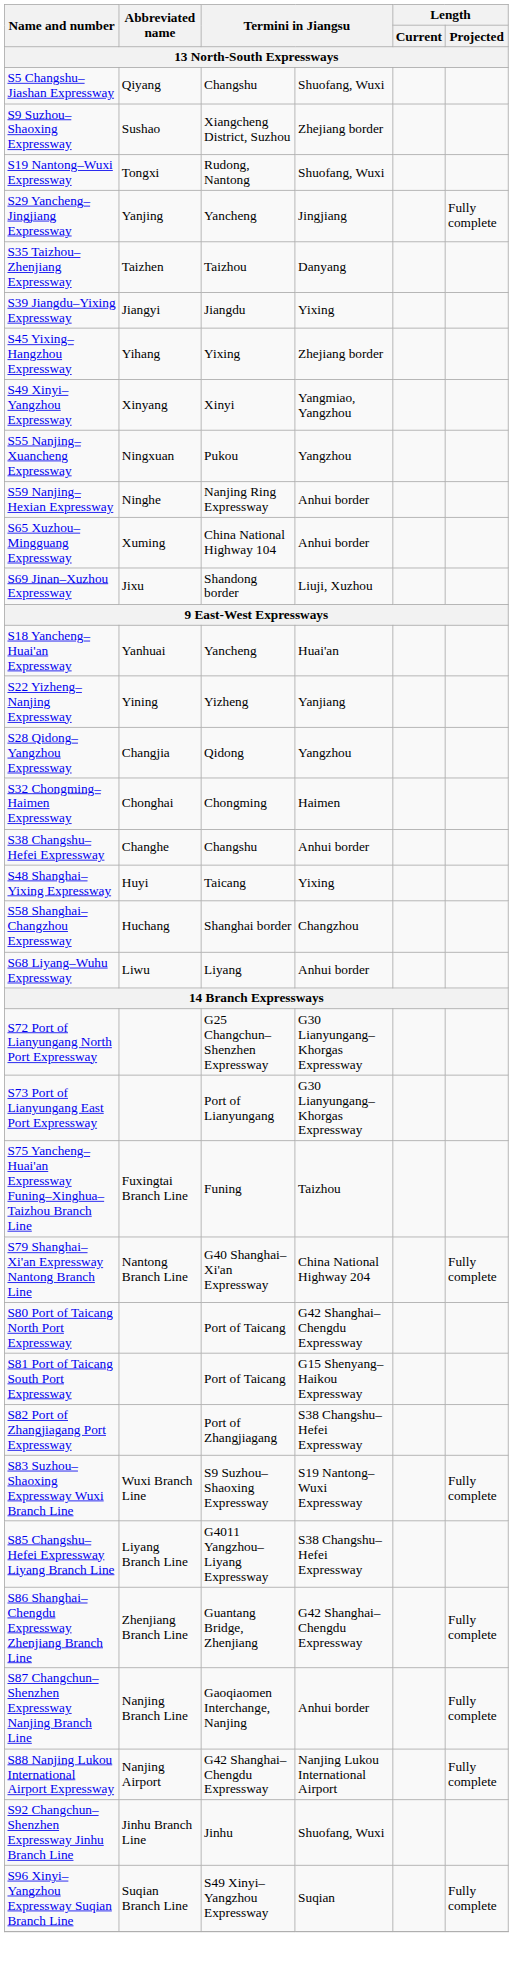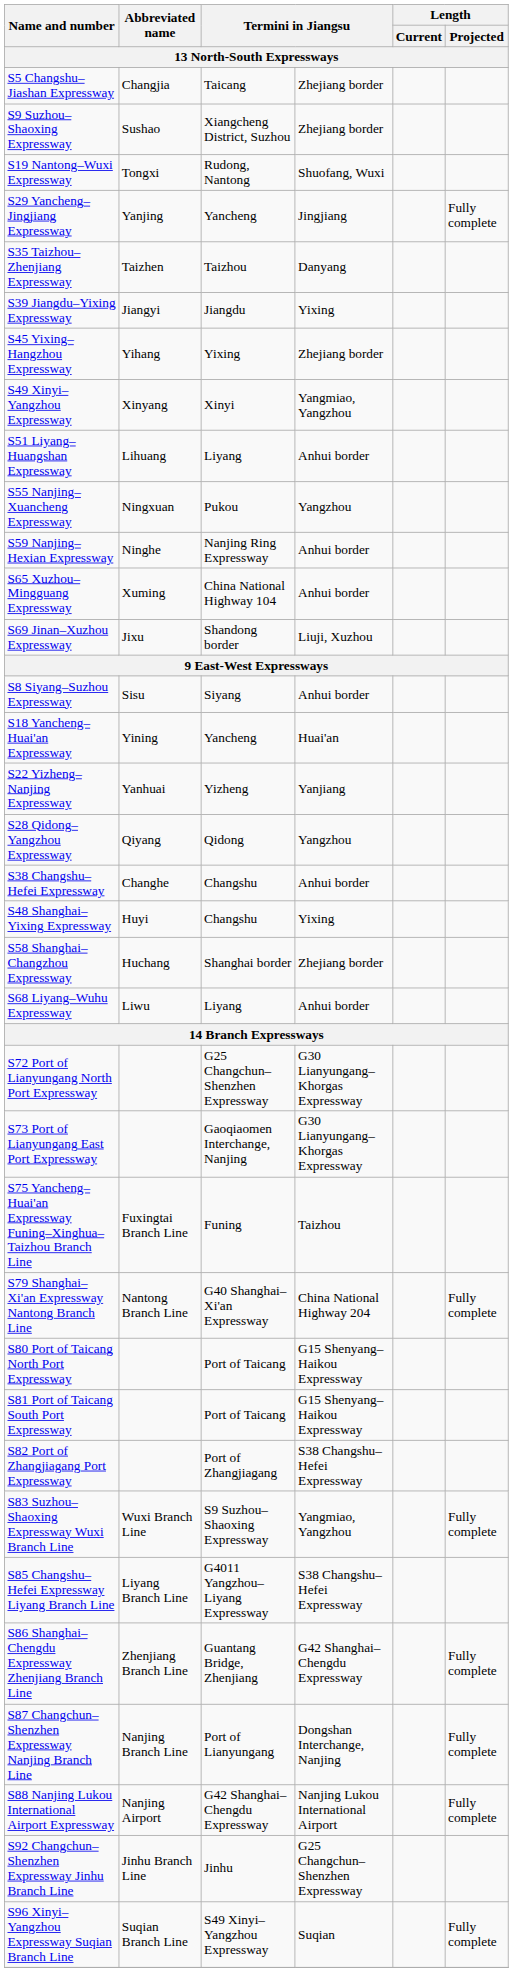(141, 85) Qiyang -> (146, 85) Changjia
(231, 85) Changshu -> (225, 85) Taicang
(341, 85) Shuofang, Wuxi -> (341, 85) Zhejiang border
+ row: (42, 455)
+ row: (58, 694)
(144, 650) Yanhuai -> (140, 737) Yining
(140, 701) Yining -> (144, 788) Yanhuai
(146, 752) Changjia -> (141, 839) Qiyang
- row: (54, 803)
(225, 883) Taicang -> (231, 919) Changshu
(328, 926) Changzhou -> (341, 962) Zhejiang border
(239, 1107) Port of Lianyungang -> (238, 1143) Gaoqiaomen Interchange, Nanjing
(339, 1327) G42 Shanghai–Chengdu Expressway -> (341, 1363) G15 Shenyang–Haikou Expressway
(336, 1488) S19 Nantong–Wuxi Expressway -> (327, 1524) Yangmiao, Yangzhou
(238, 1708) Gaoqiaomen Interchange, Nanjing -> (239, 1744) Port of Lianyungang
(334, 1708) Anhui border -> (331, 1744) Dongshan Interchange, Nanjing
(341, 1832) Shuofang, Wuxi -> (332, 1868) G25 Changchun–Shenzhen Expressway
